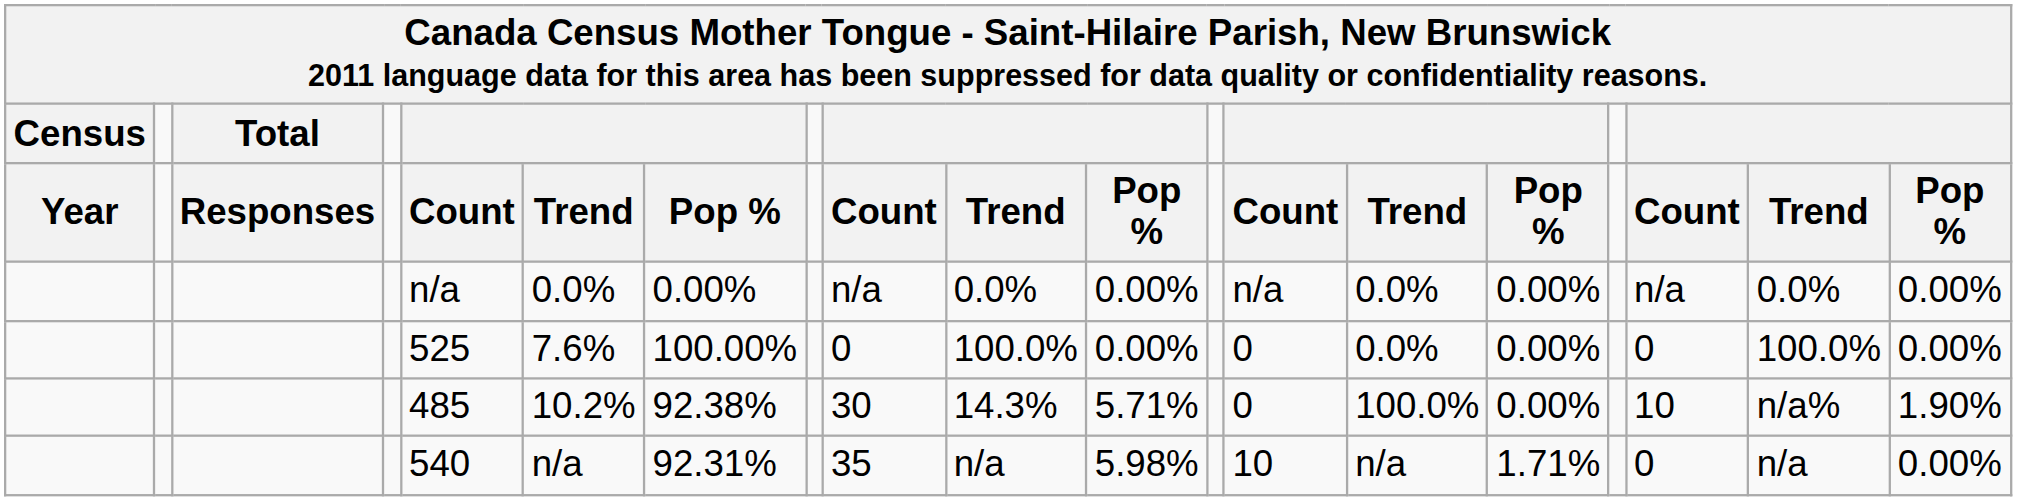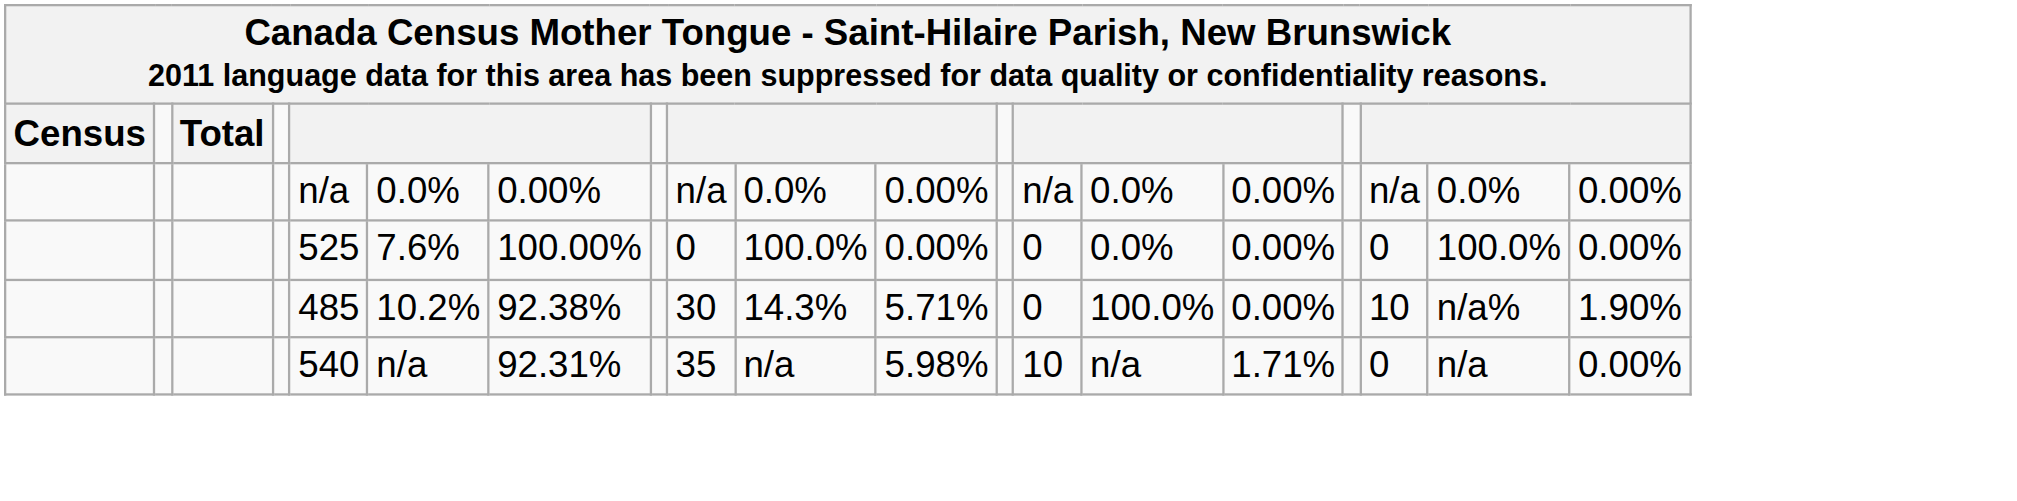- row: (80, 211)
